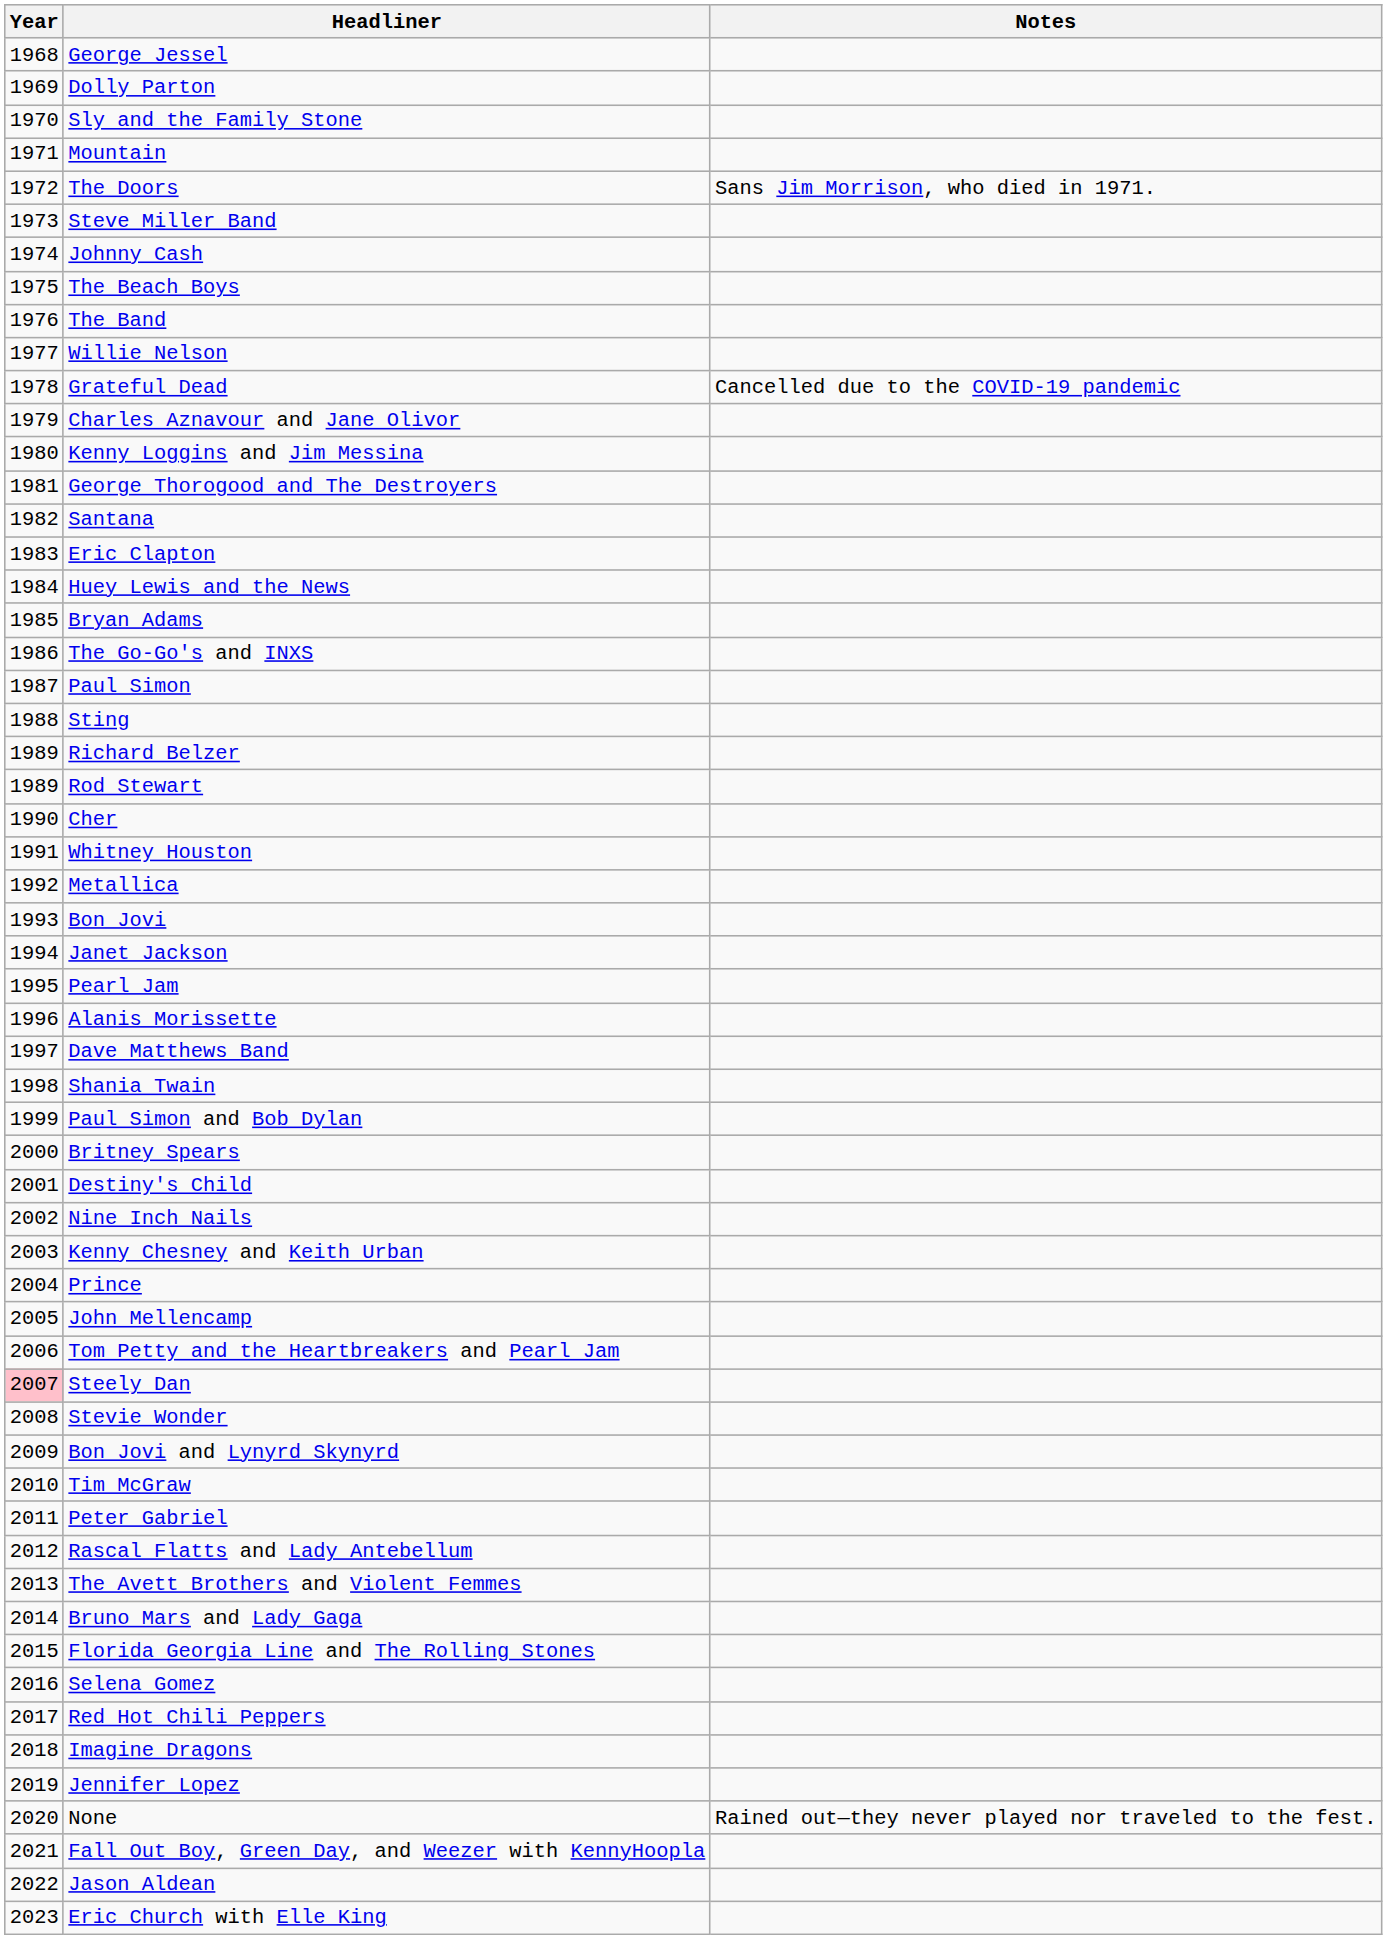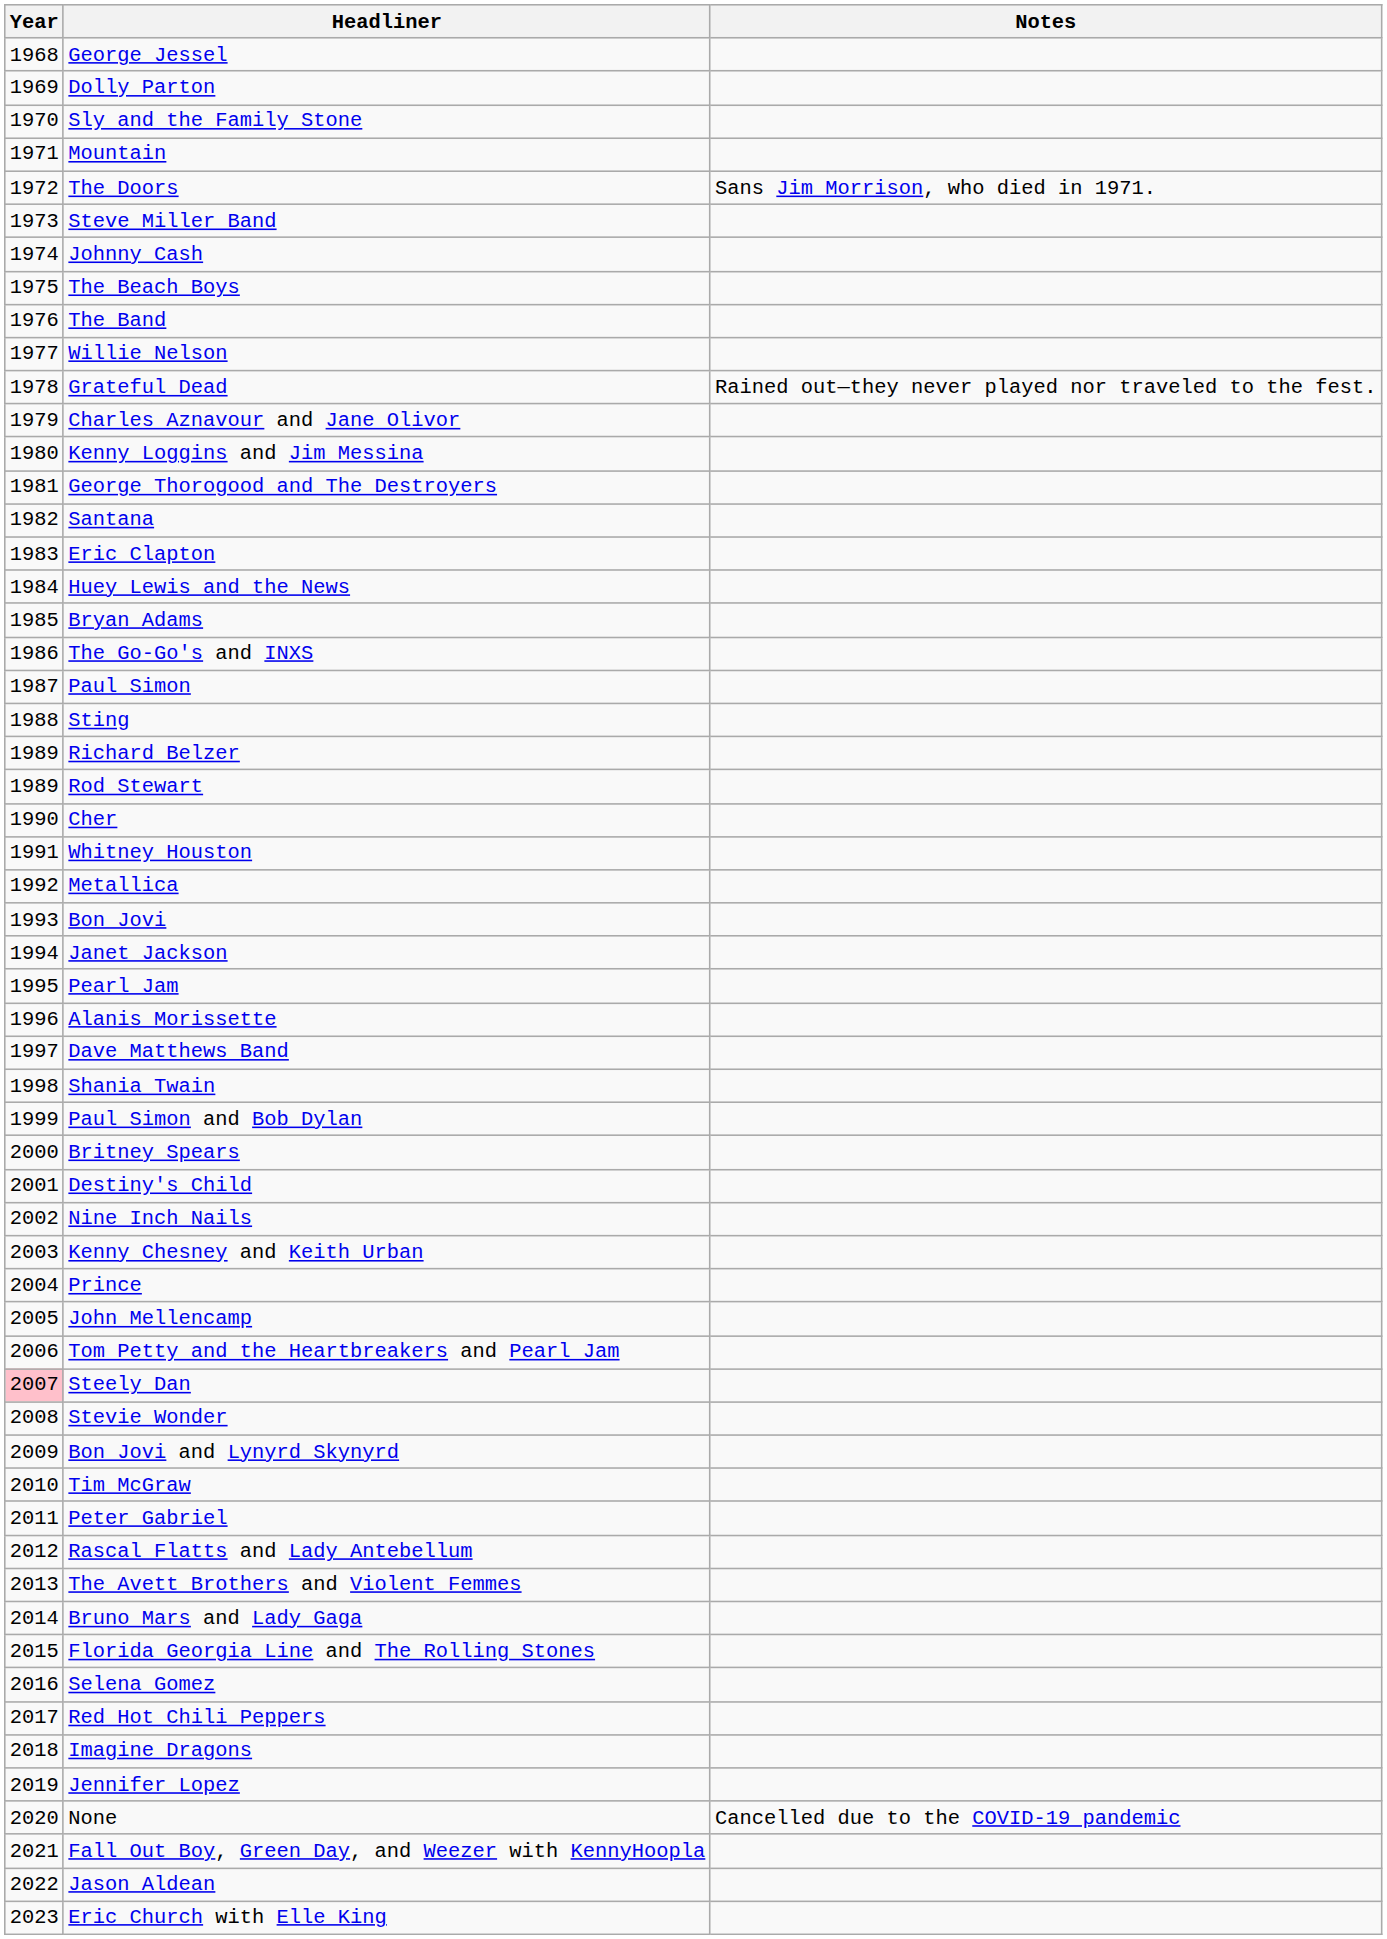(948, 387) Cancelled due to the COVID-19 pandemic -> (1046, 387) Rained out—they never played nor traveled to the fest.
(1046, 1818) Rained out—they never played nor traveled to the fest. -> (948, 1818) Cancelled due to the COVID-19 pandemic
